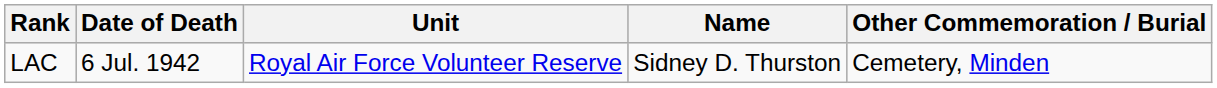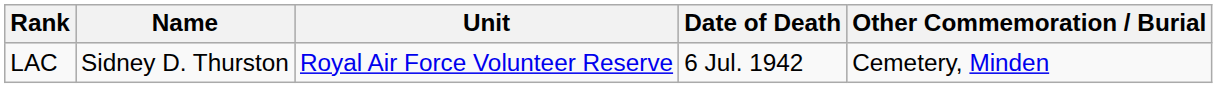columns swapped: (737, 23) <-> (159, 23)
